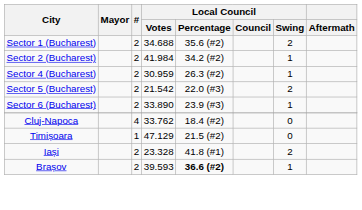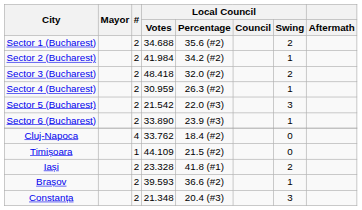+ row: (51, 74)
(290, 89) 2 -> (290, 105) 3
(159, 136) 47.129 -> (159, 151) 44.109
(204, 167) bold -> (204, 182) normal
+ row: (51, 197)
